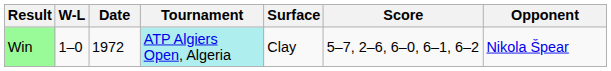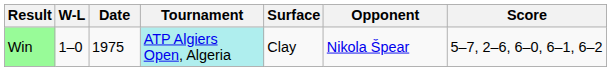columns swapped: (545, 15) <-> (403, 15)
(108, 46) 1972 -> (108, 46) 1975
